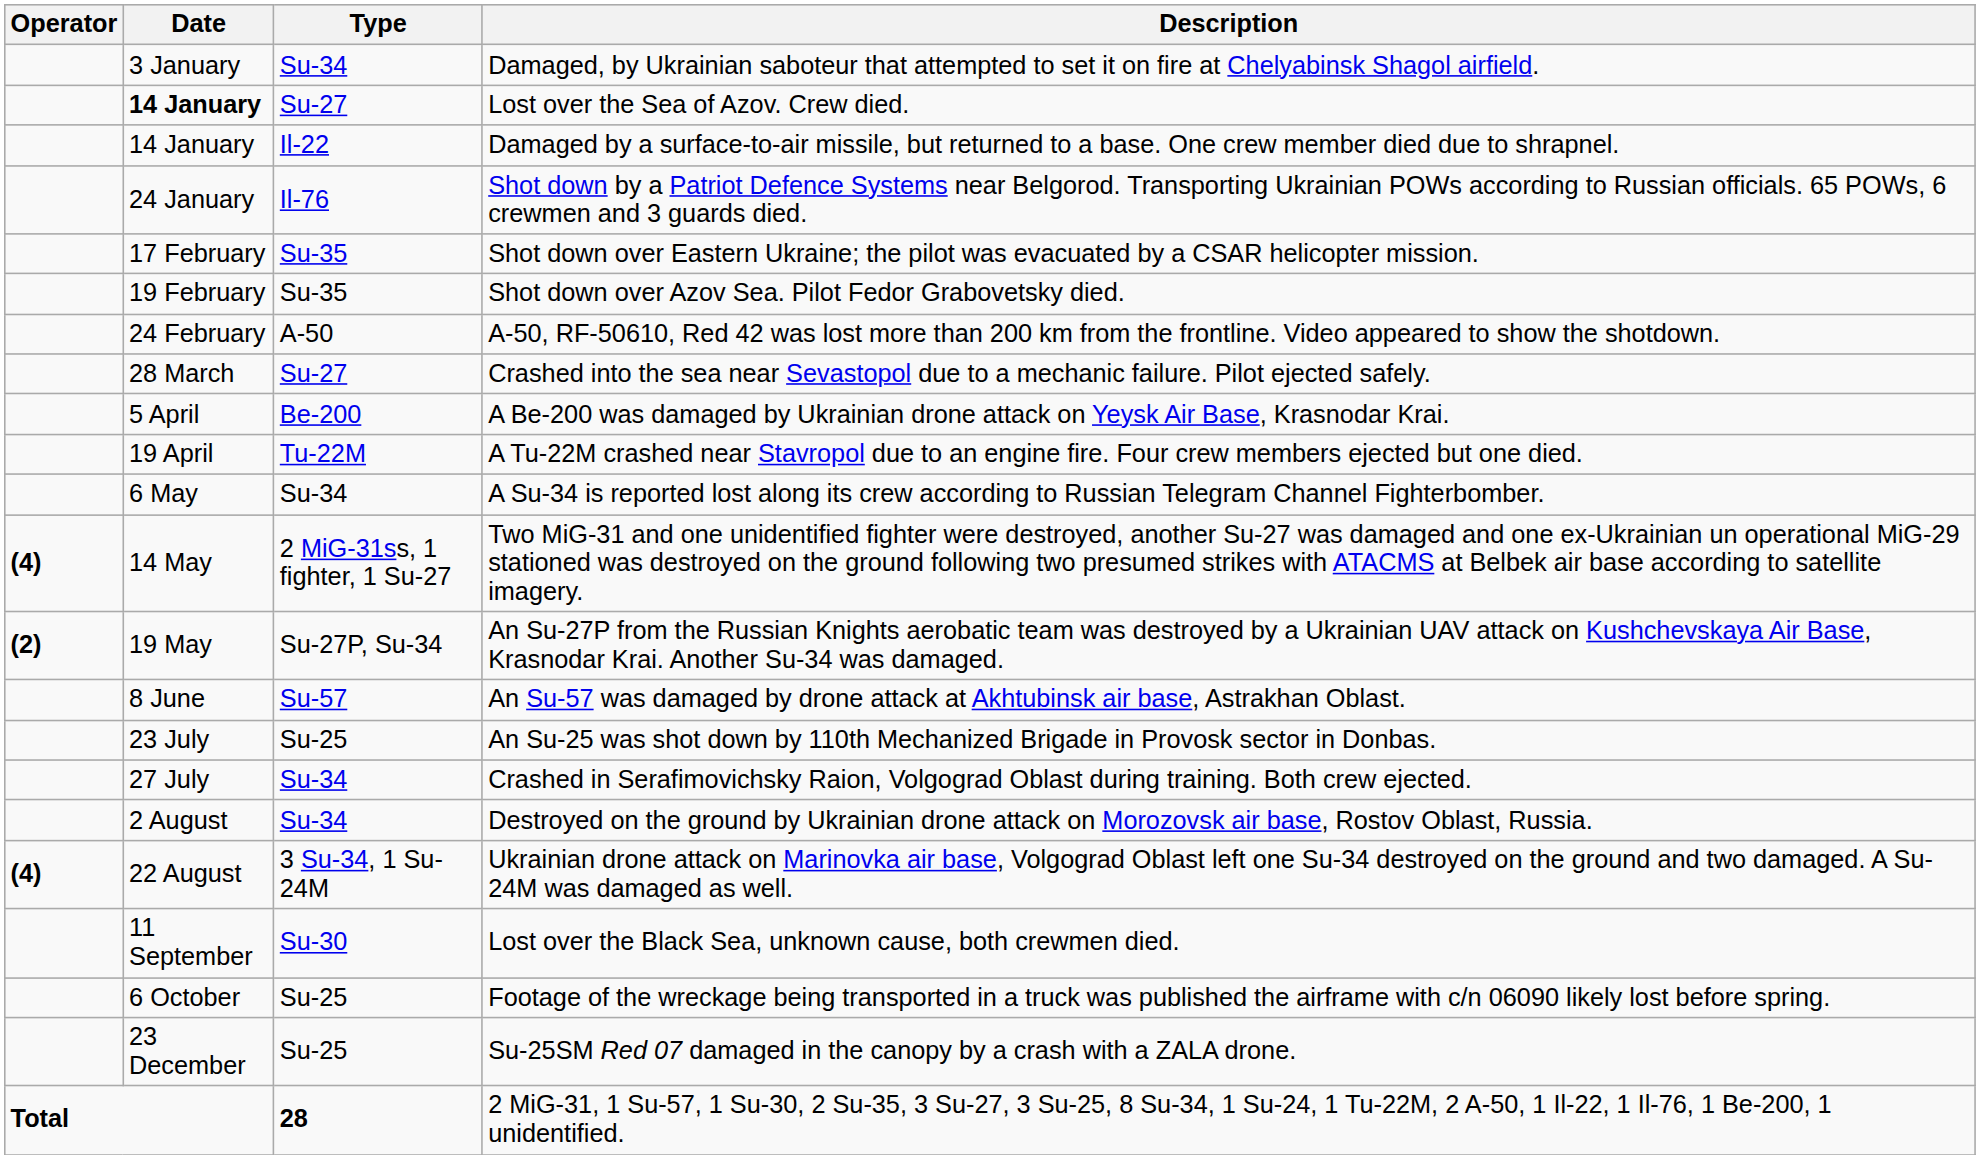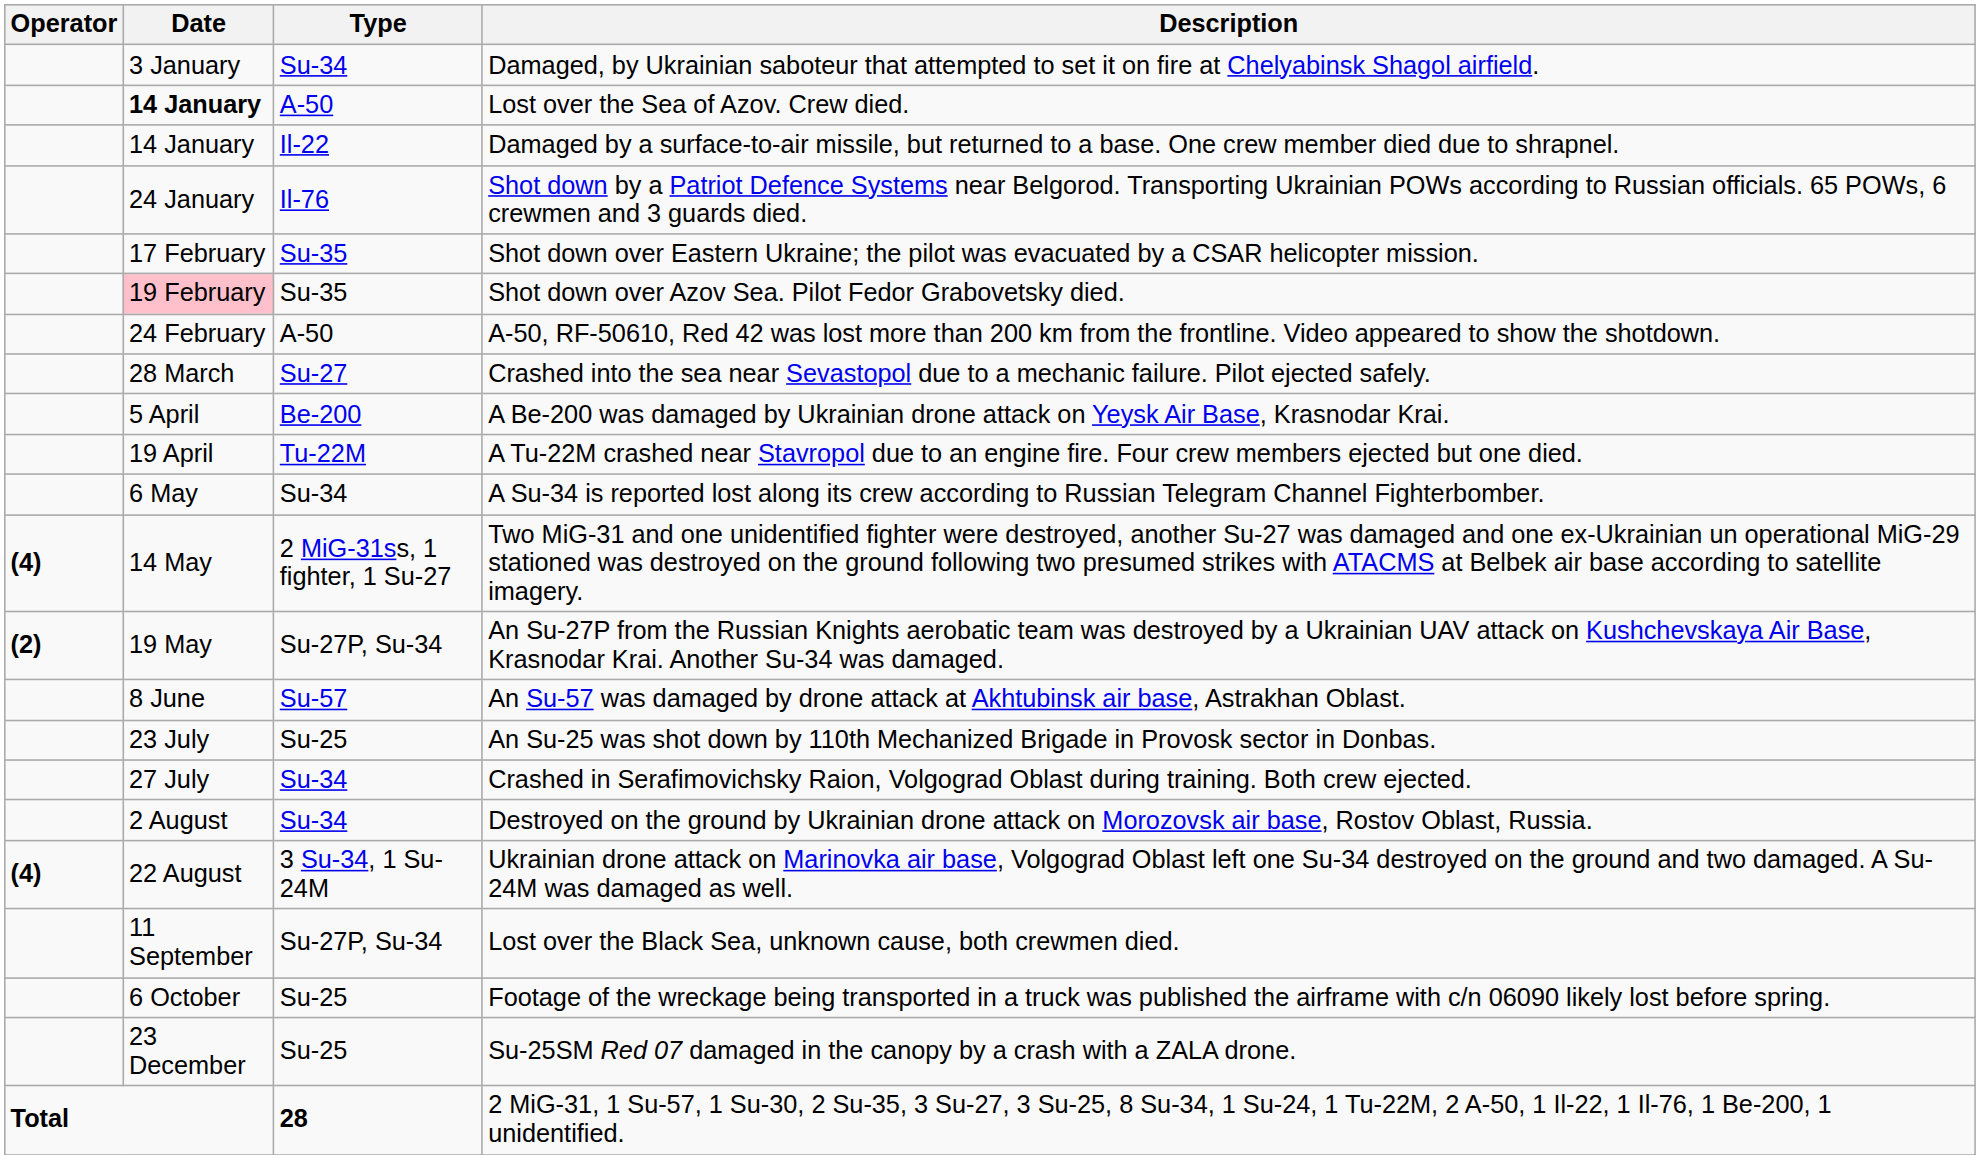(314, 104) Su-27 -> (307, 104) A-50
(197, 293) no background -> (197, 293) pink background
(314, 942) Su-30 -> (361, 942) Su-27P, Su-34
